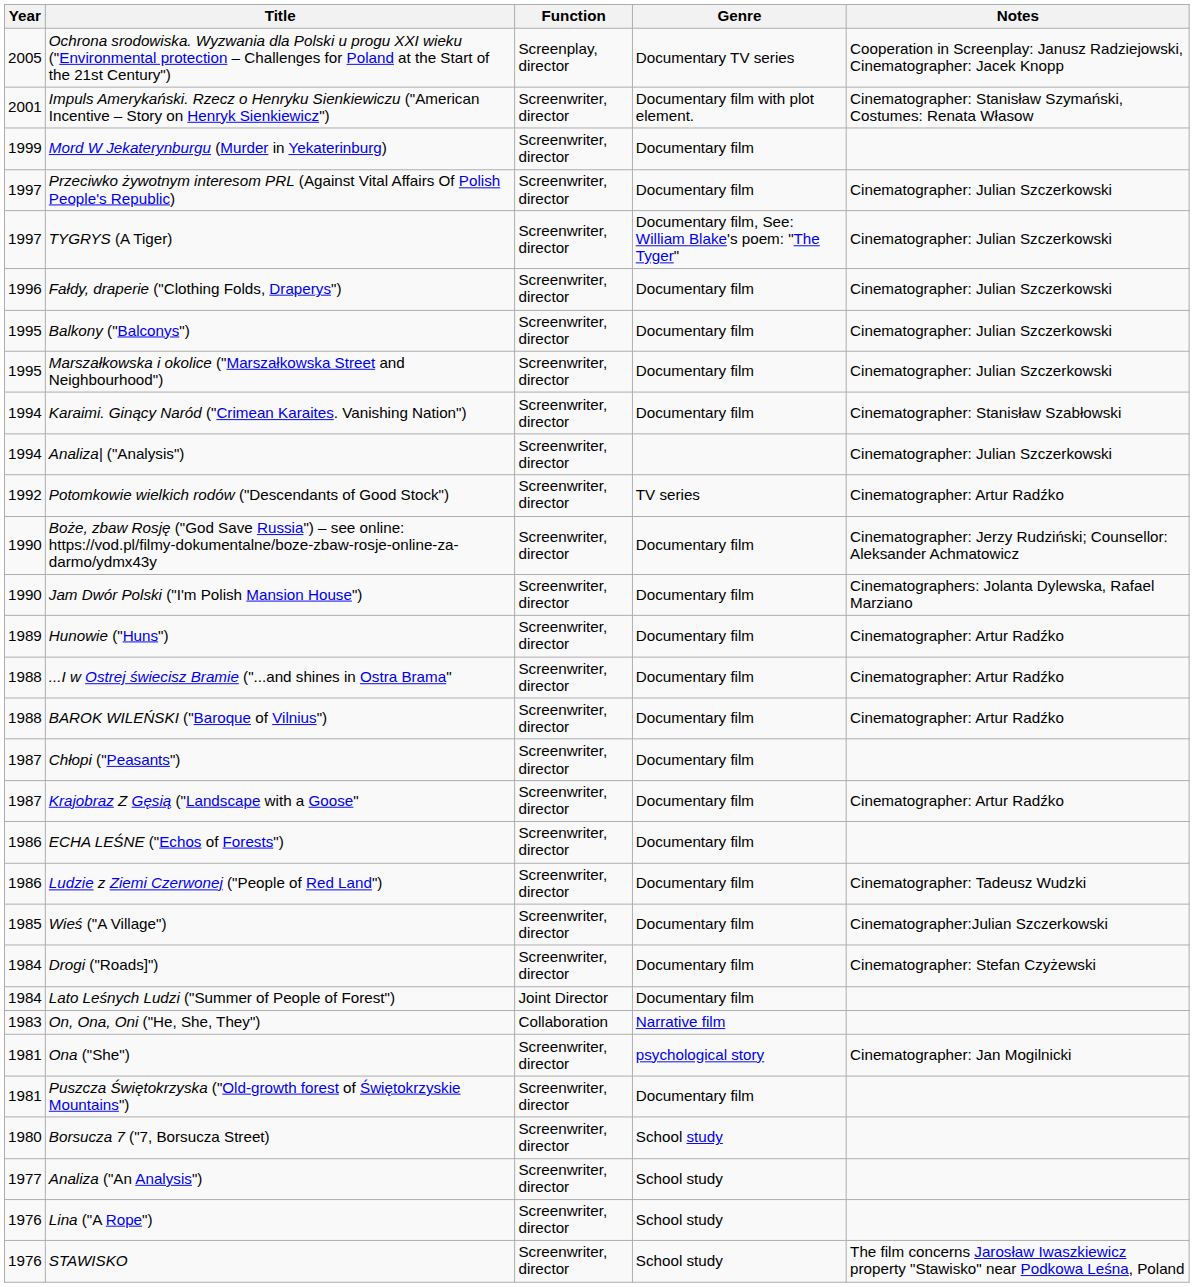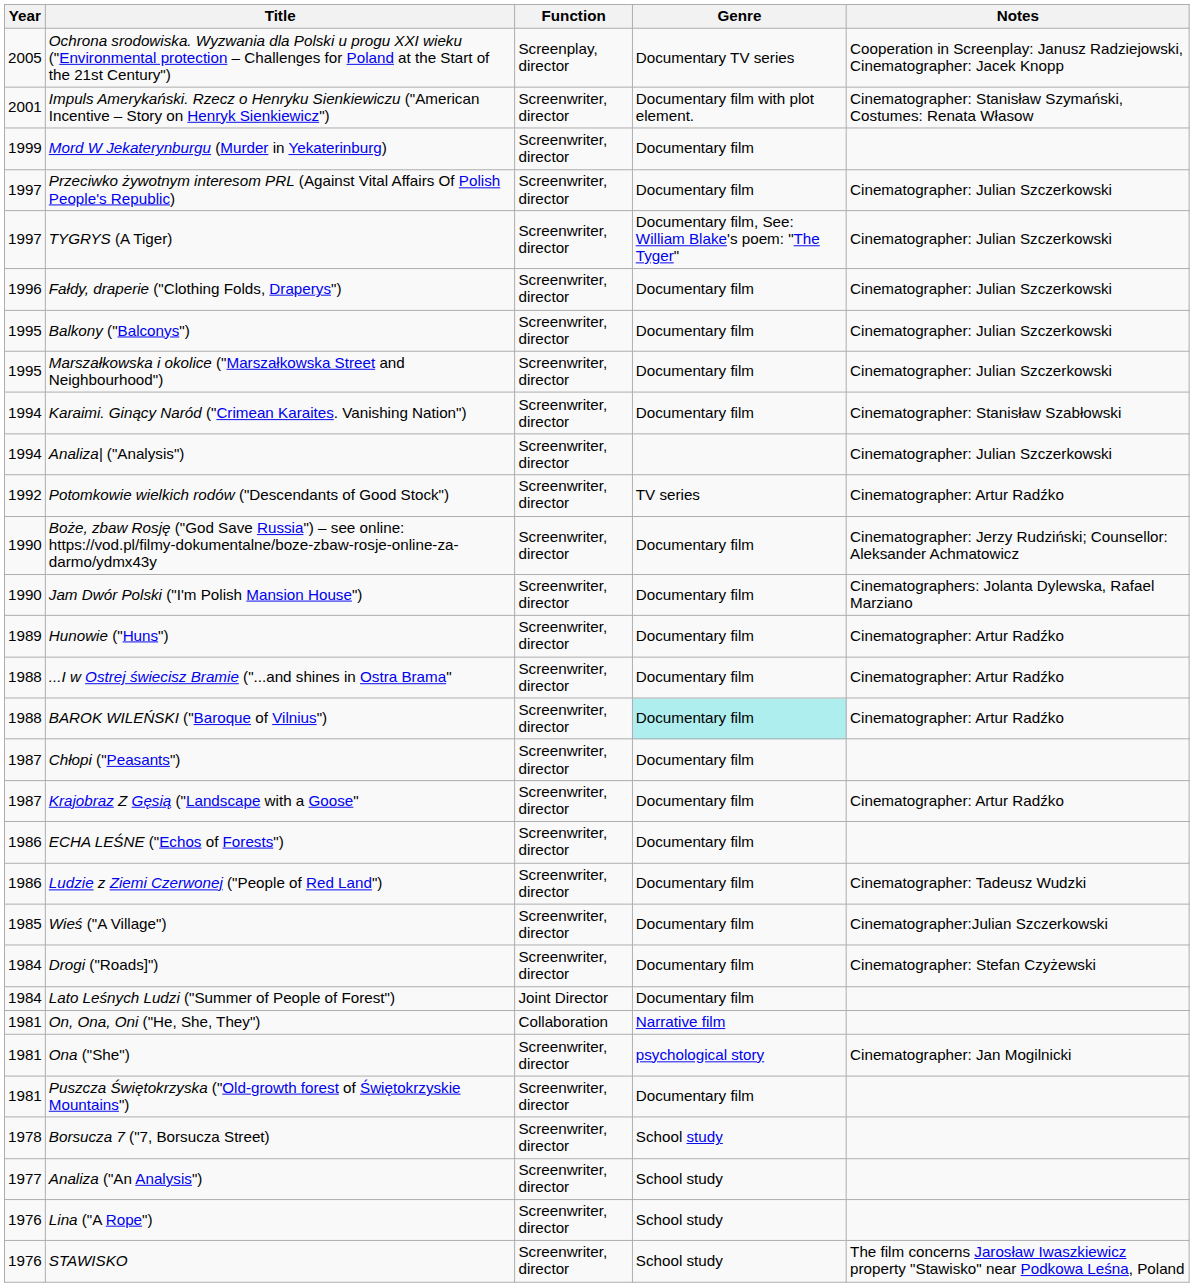(695, 718) no background -> (695, 718) paleturquoise background
(25, 1022) 1983 -> (25, 1022) 1981
(25, 1137) 1980 -> (25, 1137) 1978
